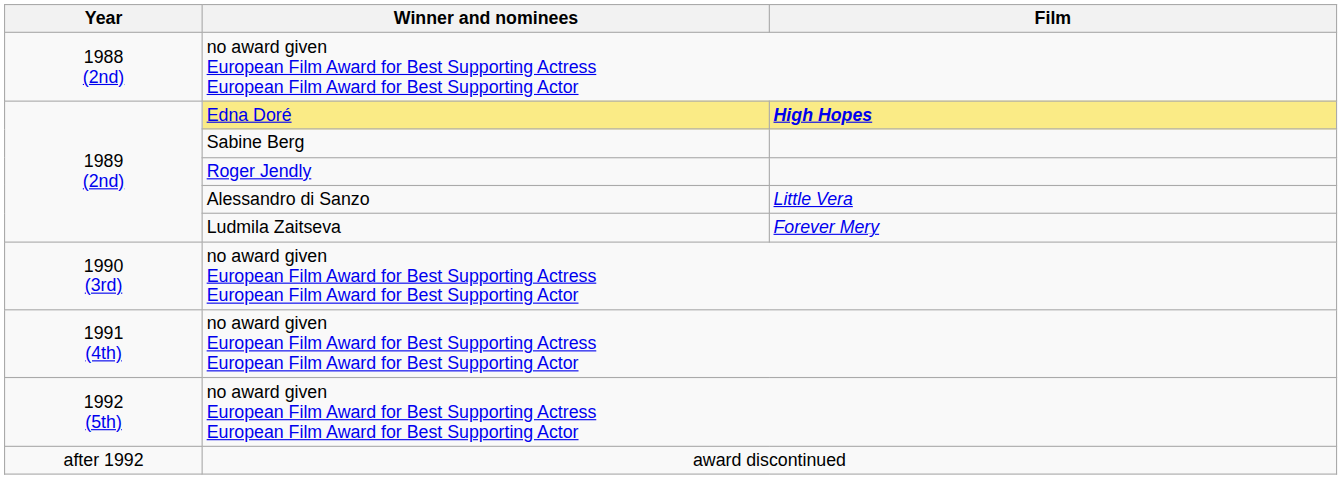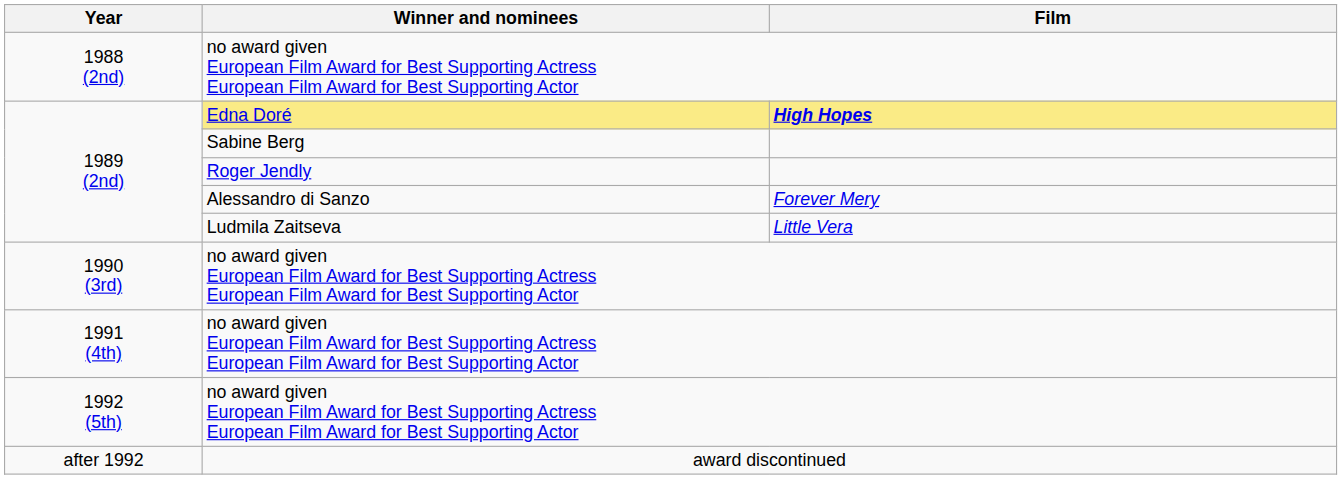(813, 199) Little Vera -> (826, 199) Forever Mery
(826, 227) Forever Mery -> (813, 227) Little Vera
